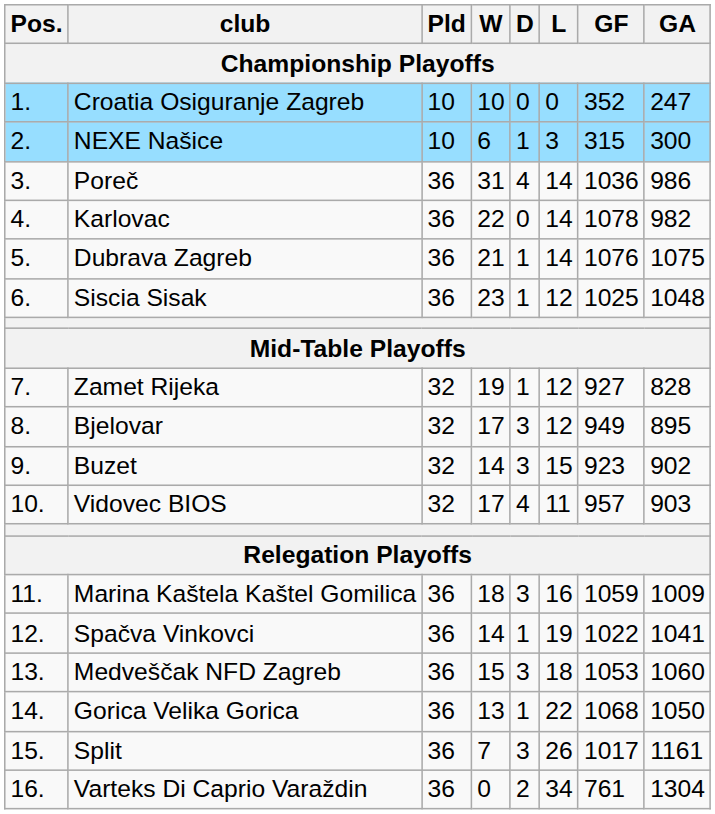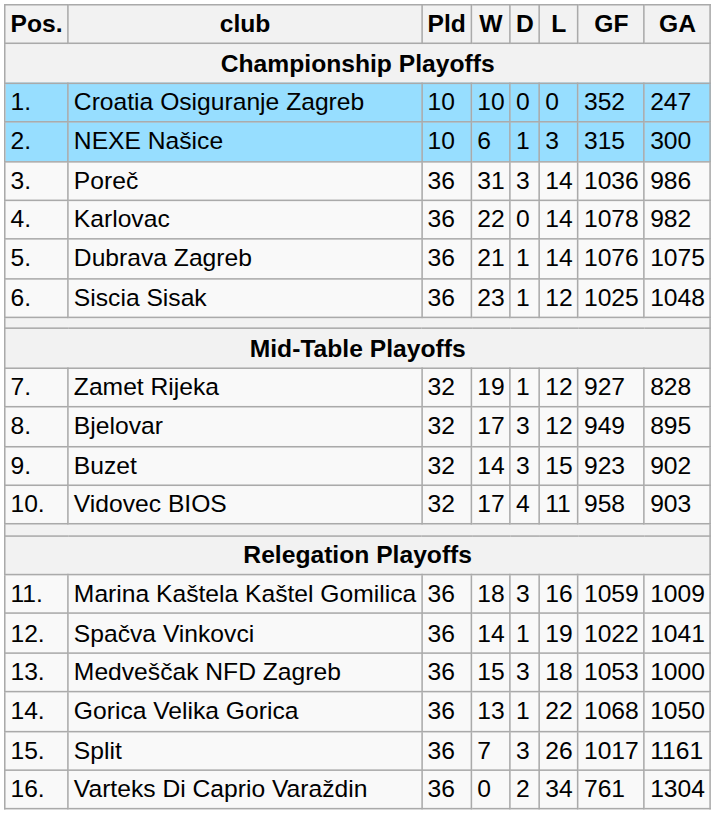(523, 180) 4 -> (523, 180) 3
(605, 504) 957 -> (605, 504) 958
(678, 671) 1060 -> (678, 671) 1000
